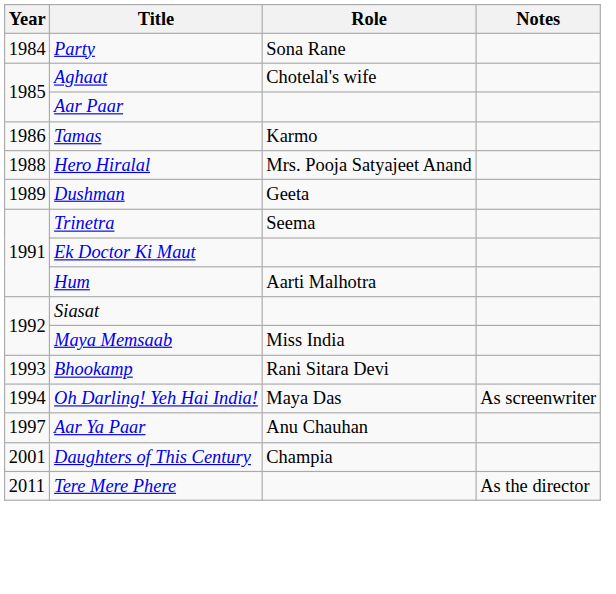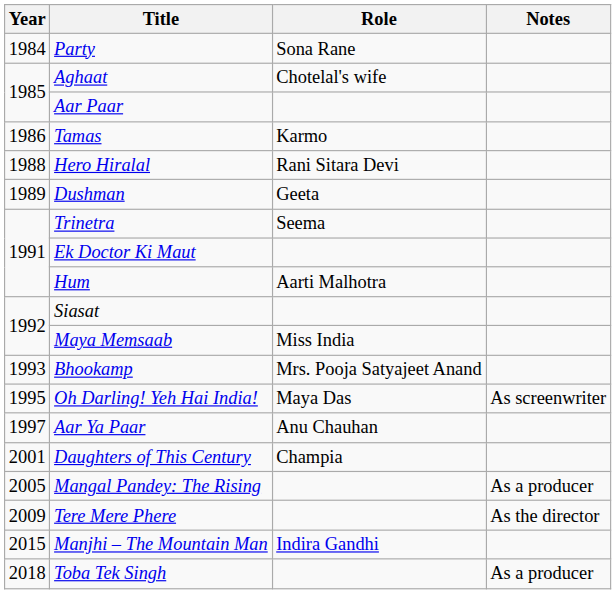(369, 164) Mrs. Pooja Satyajeet Anand -> (338, 164) Rani Sitara Devi
(328, 369) Rani Sitara Devi -> (379, 369) Mrs. Pooja Satyajeet Anand
(27, 398) 1994 -> (27, 398) 1995
+ row: (158, 485)
(27, 485) 2011 -> (27, 515) 2009
+ row: (161, 544)
+ row: (110, 573)
